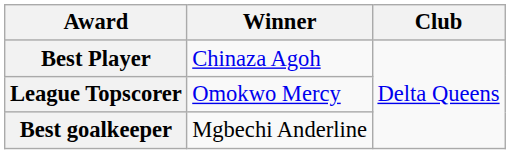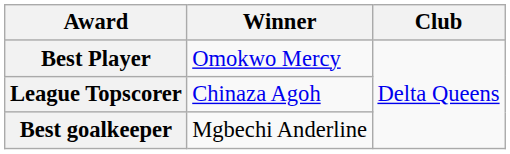(256, 58) Chinaza Agoh -> (266, 58) Omokwo Mercy
(266, 93) Omokwo Mercy -> (256, 93) Chinaza Agoh
